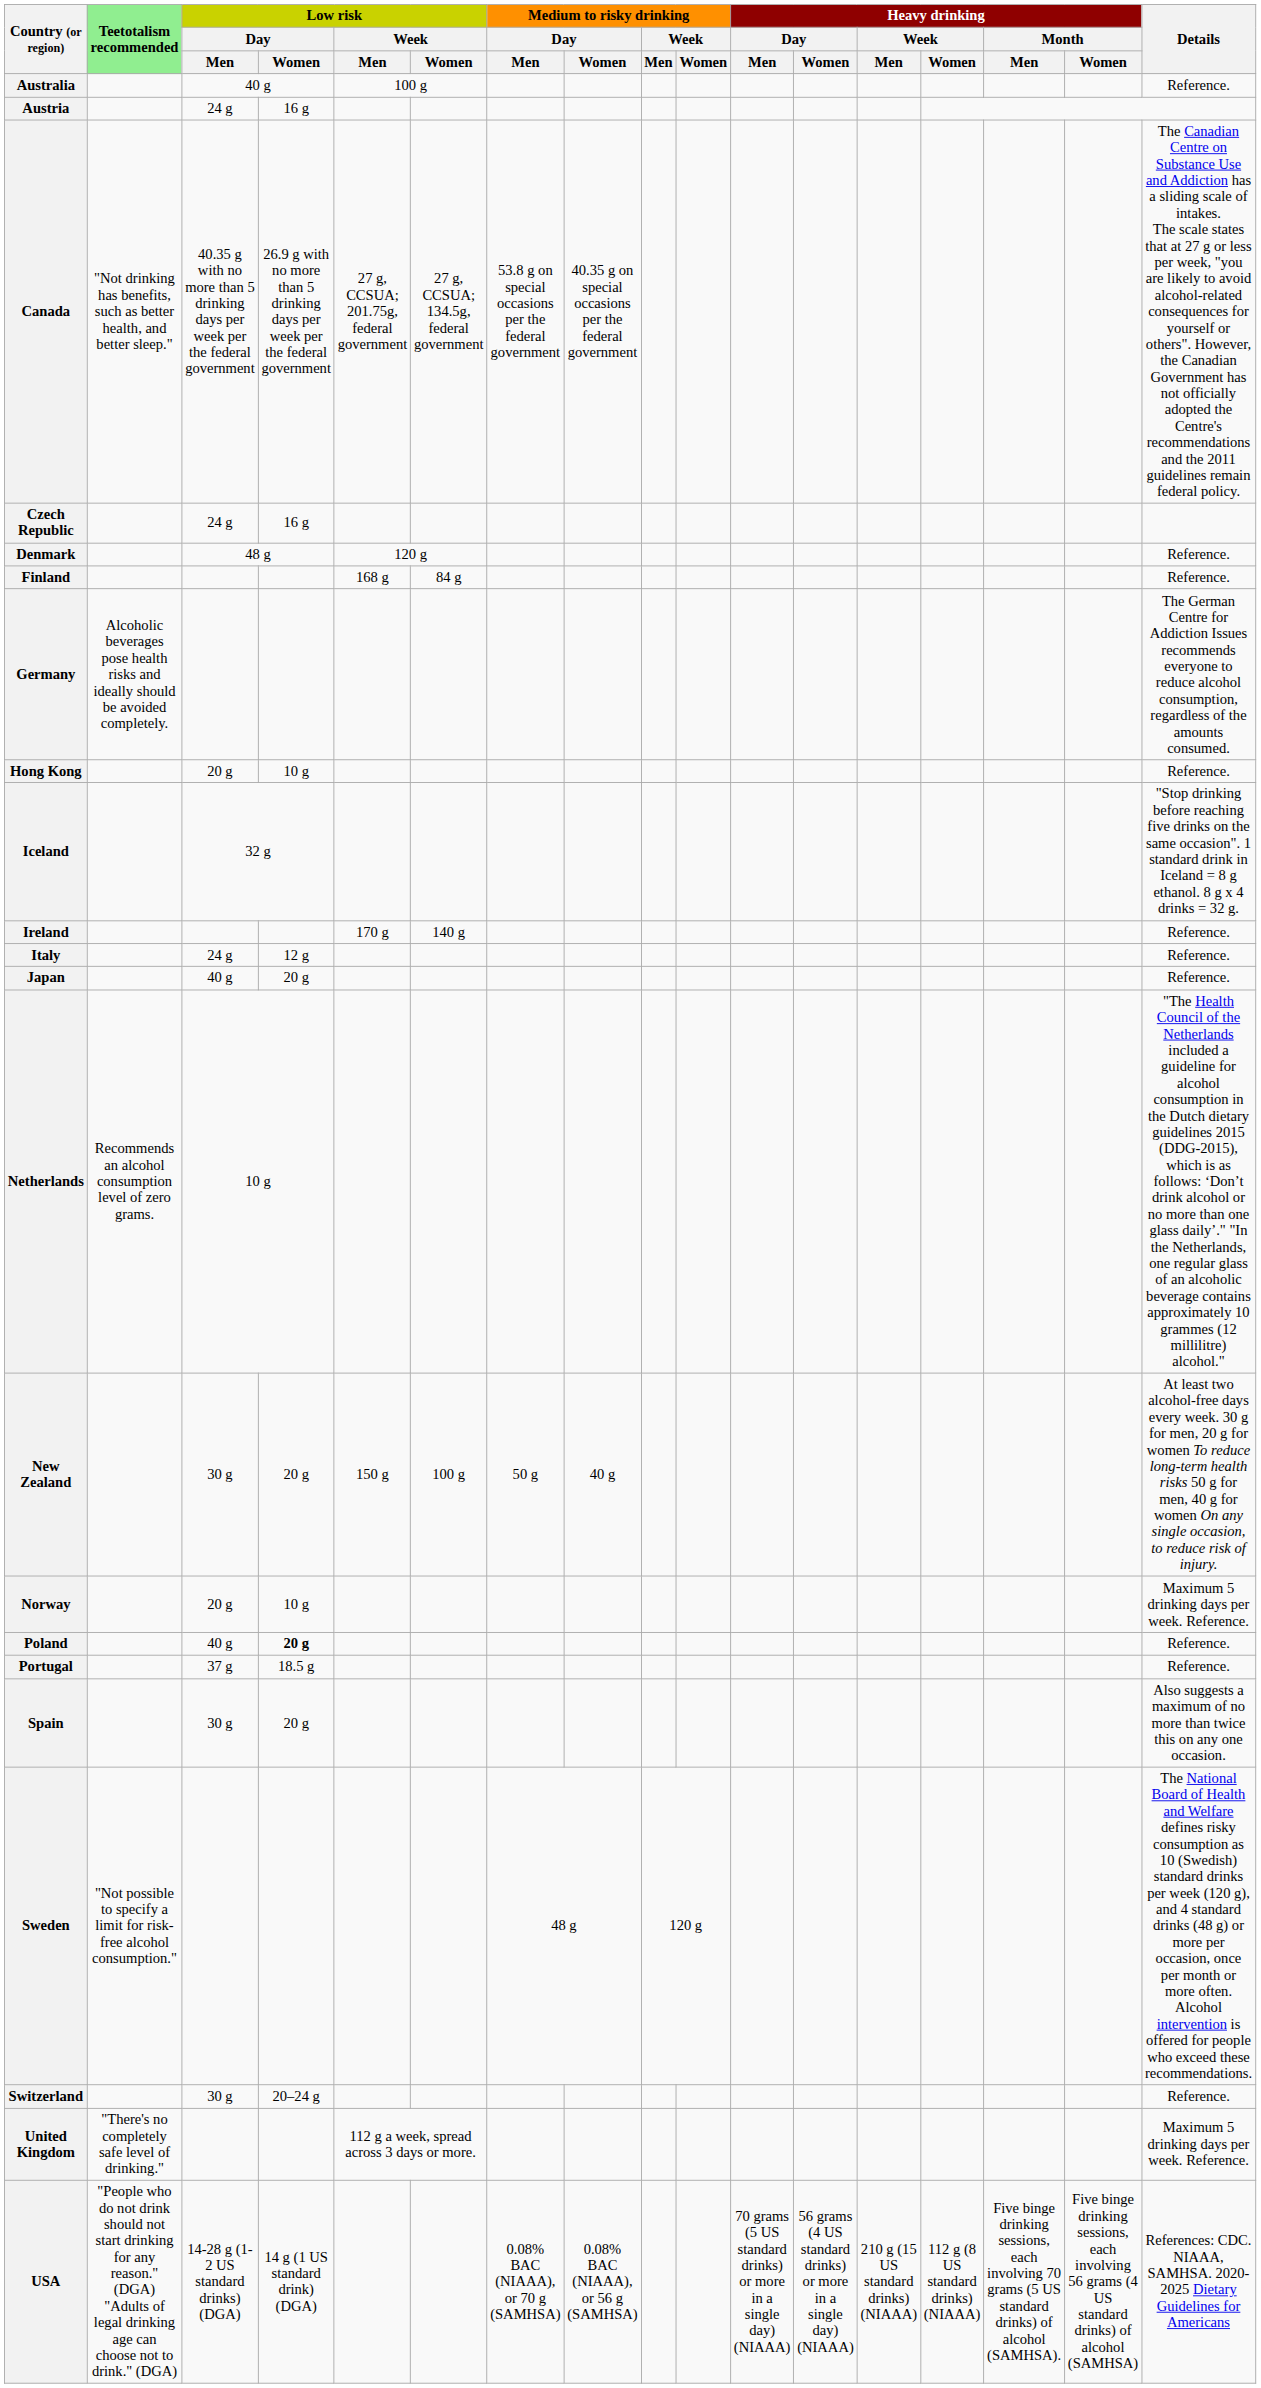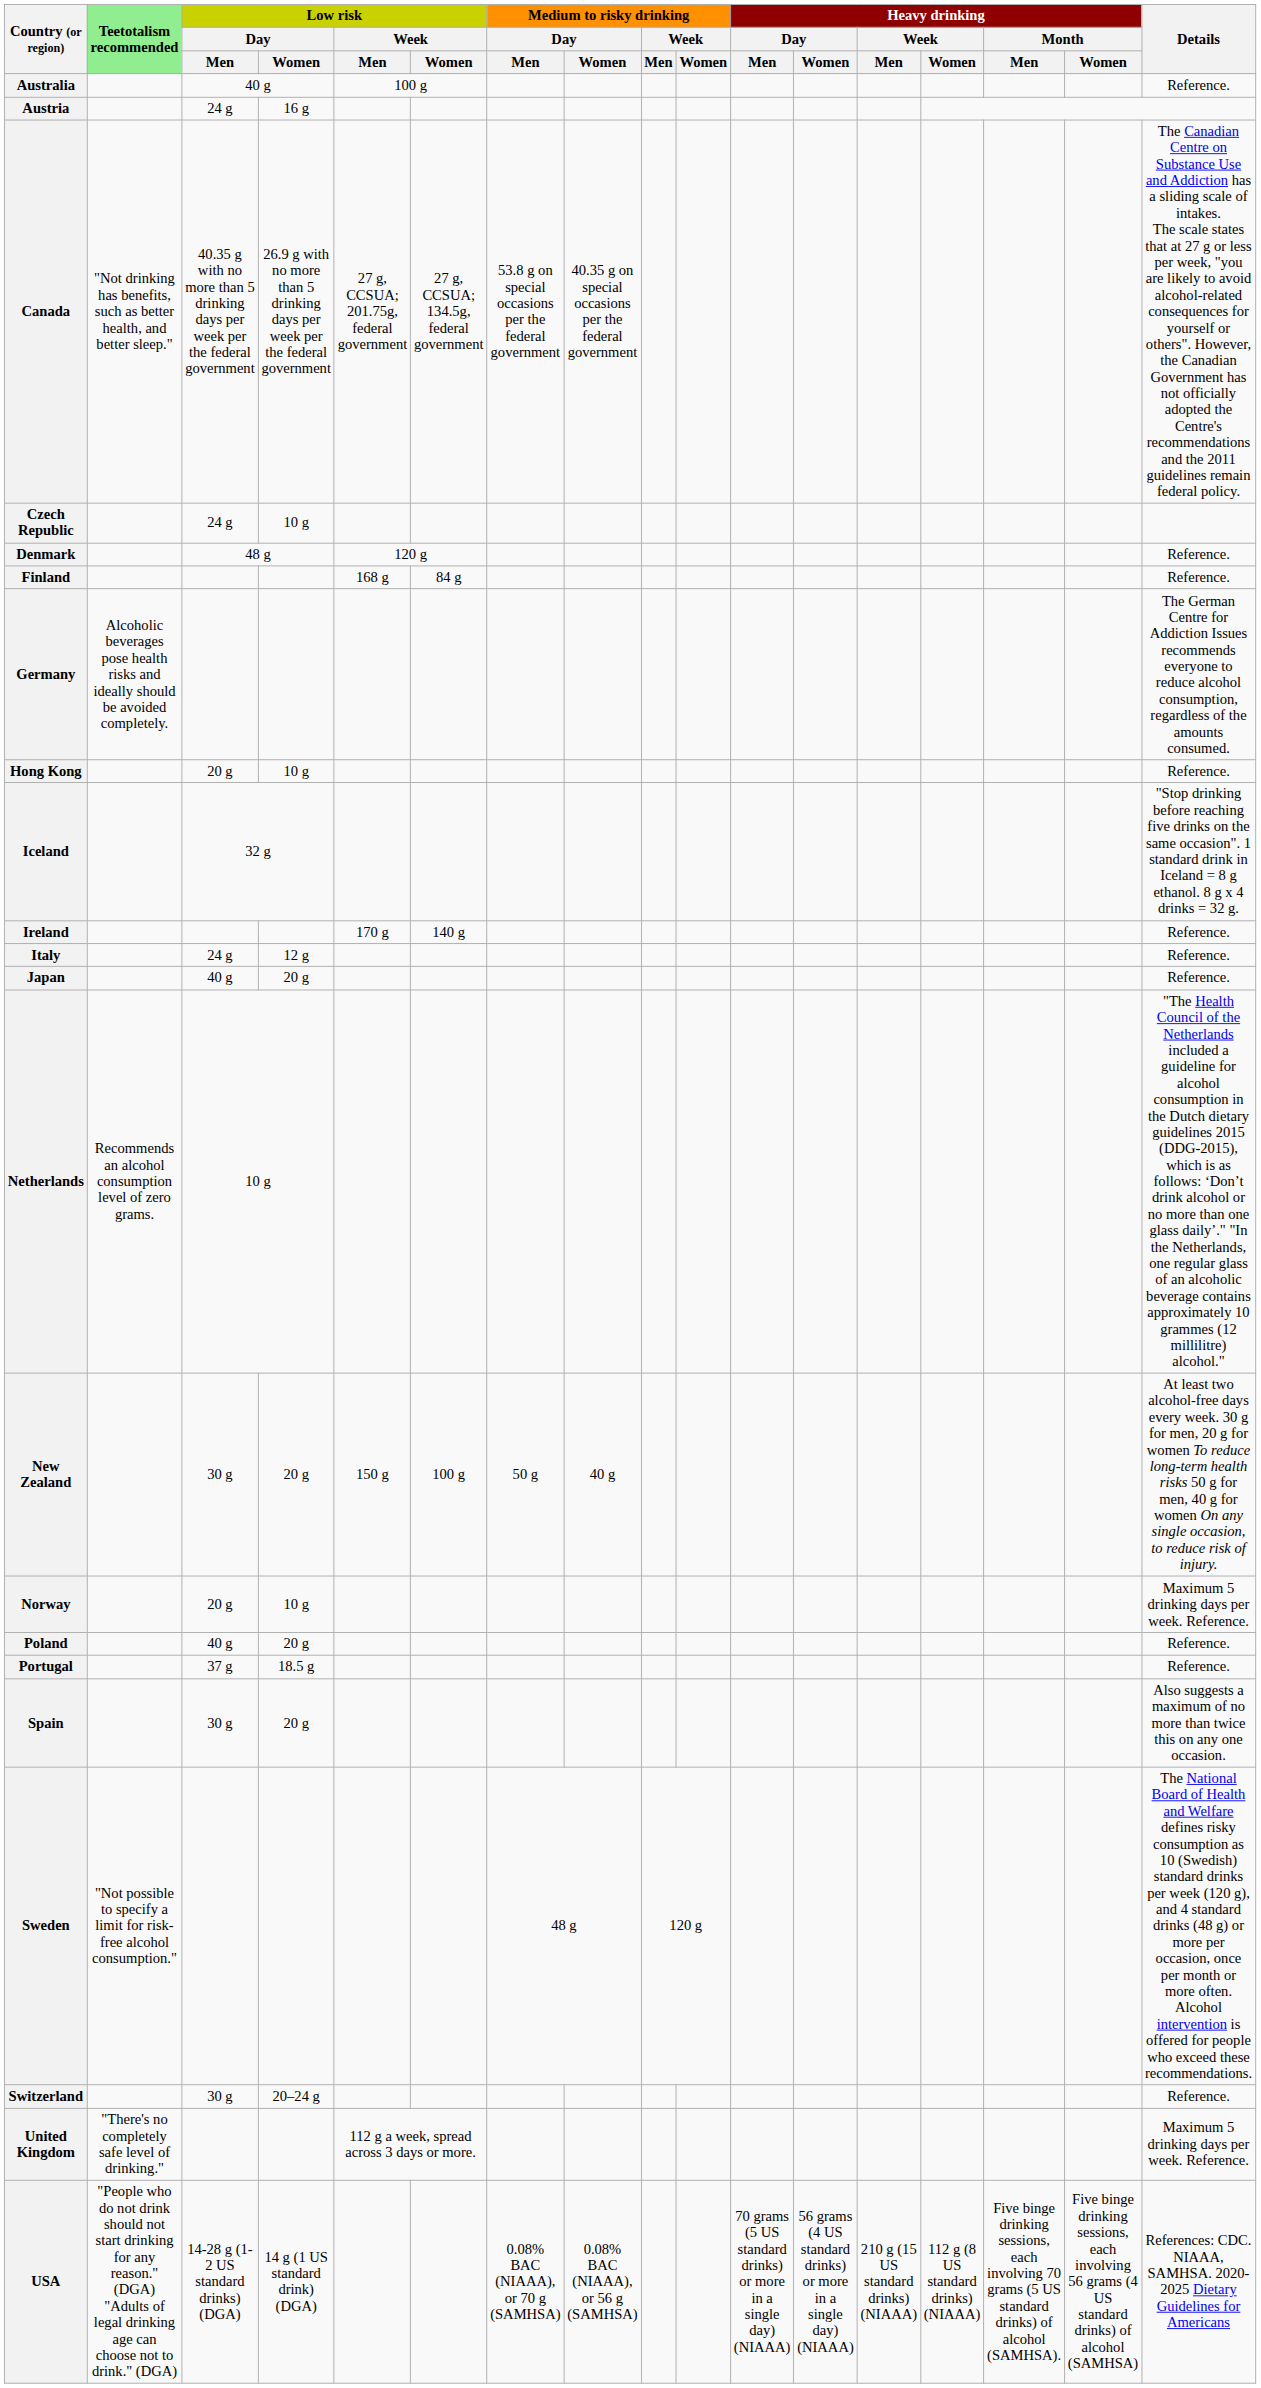(296, 523) 16 g -> (296, 523) 10 g
(296, 1643) bold -> (296, 1643) normal
